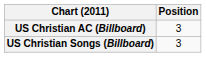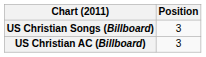rows swapped: (80, 44) <-> (80, 28)
